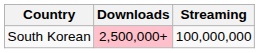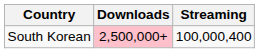(214, 36) 100,000,000 -> (214, 36) 100,000,400
